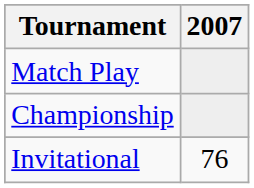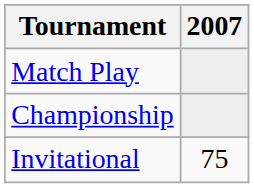(214, 159) 76 -> (214, 159) 75
